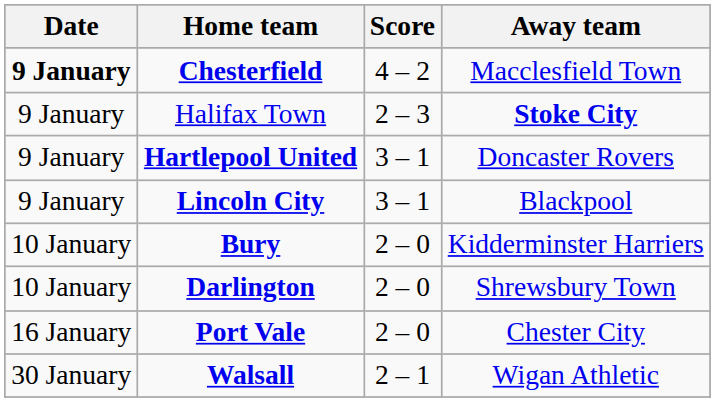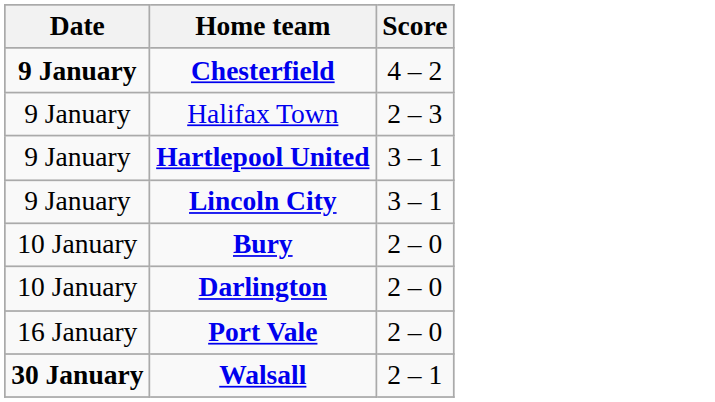- column: (576, 26)
(71, 375) normal -> (77, 375) bold
